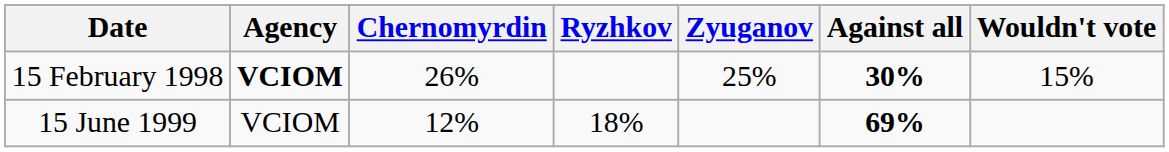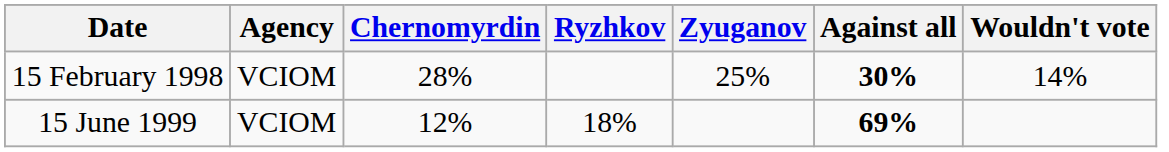(290, 75) bold -> (287, 75) normal
(452, 75) 26% -> (445, 75) 28%
(1067, 75) 15% -> (1060, 75) 14%
